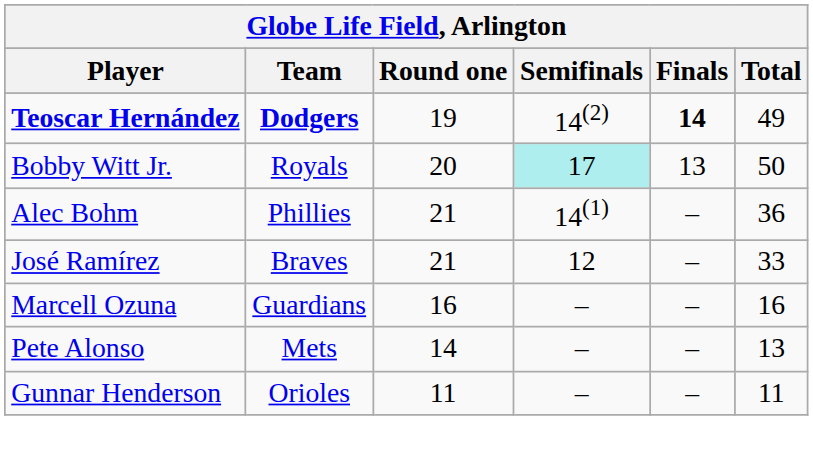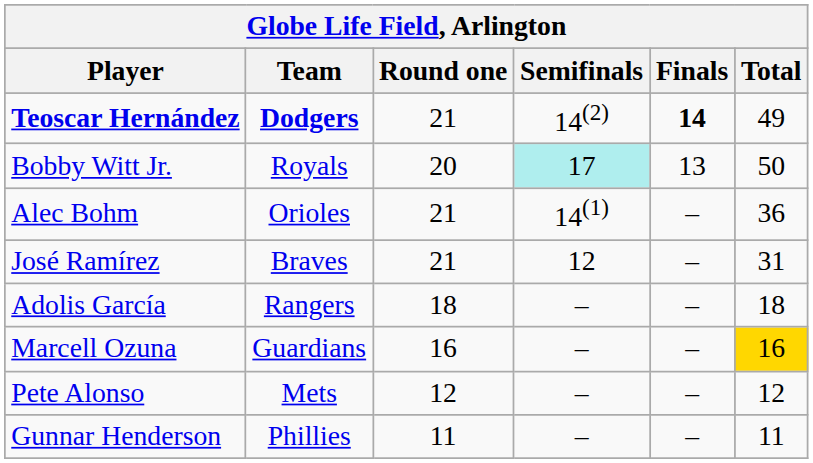(443, 117) 19 -> (443, 117) 21
(309, 213) Phillies -> (309, 213) Orioles
(771, 260) 33 -> (771, 260) 31
+ row: (88, 304)
(771, 304) no background -> (771, 348) gold background
(443, 348) 14 -> (443, 392) 12
(771, 348) 13 -> (771, 392) 12
(309, 392) Orioles -> (309, 436) Phillies
